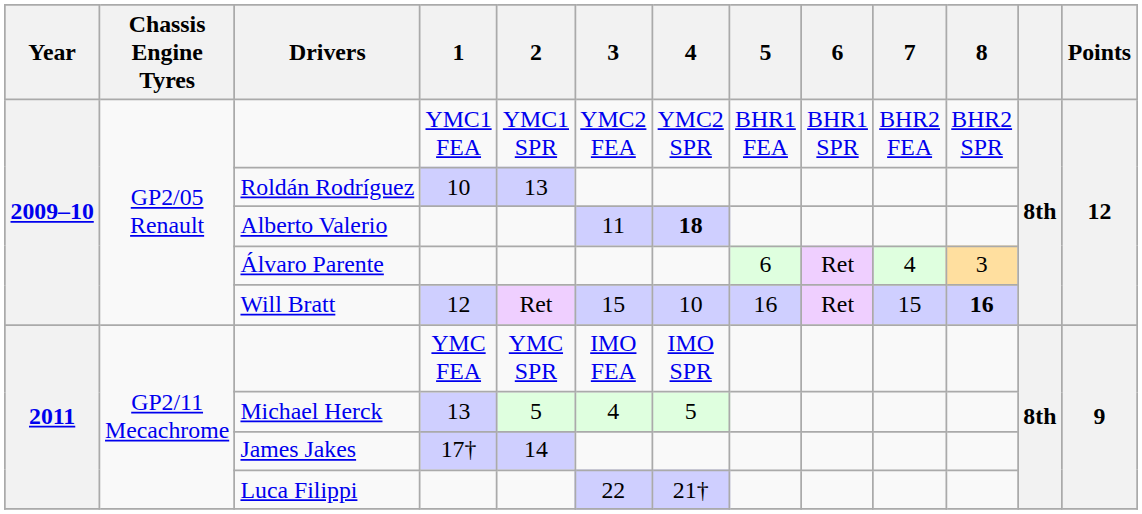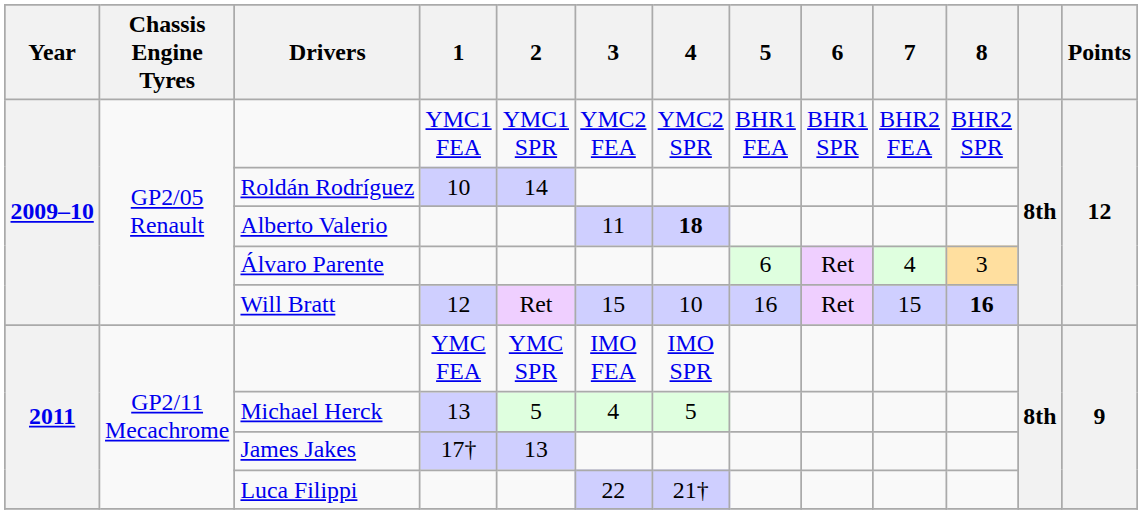(536, 186) 13 -> (536, 186) 14
(536, 449) 14 -> (536, 449) 13
